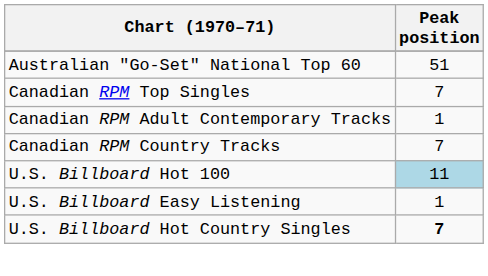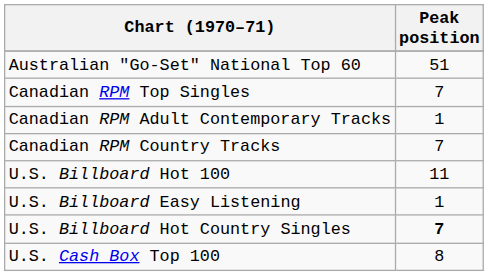(439, 174) lightblue background -> (439, 174) no background
+ row: (114, 256)
